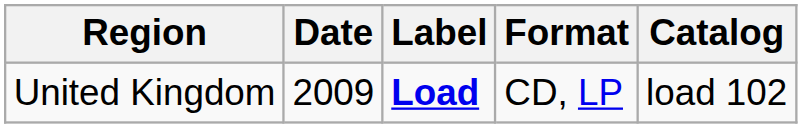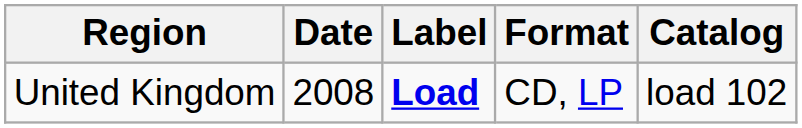(333, 92) 2009 -> (333, 92) 2008
